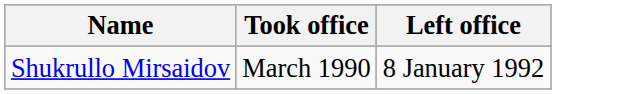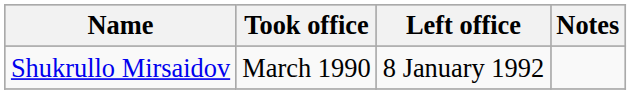+ column: (588, 25)
